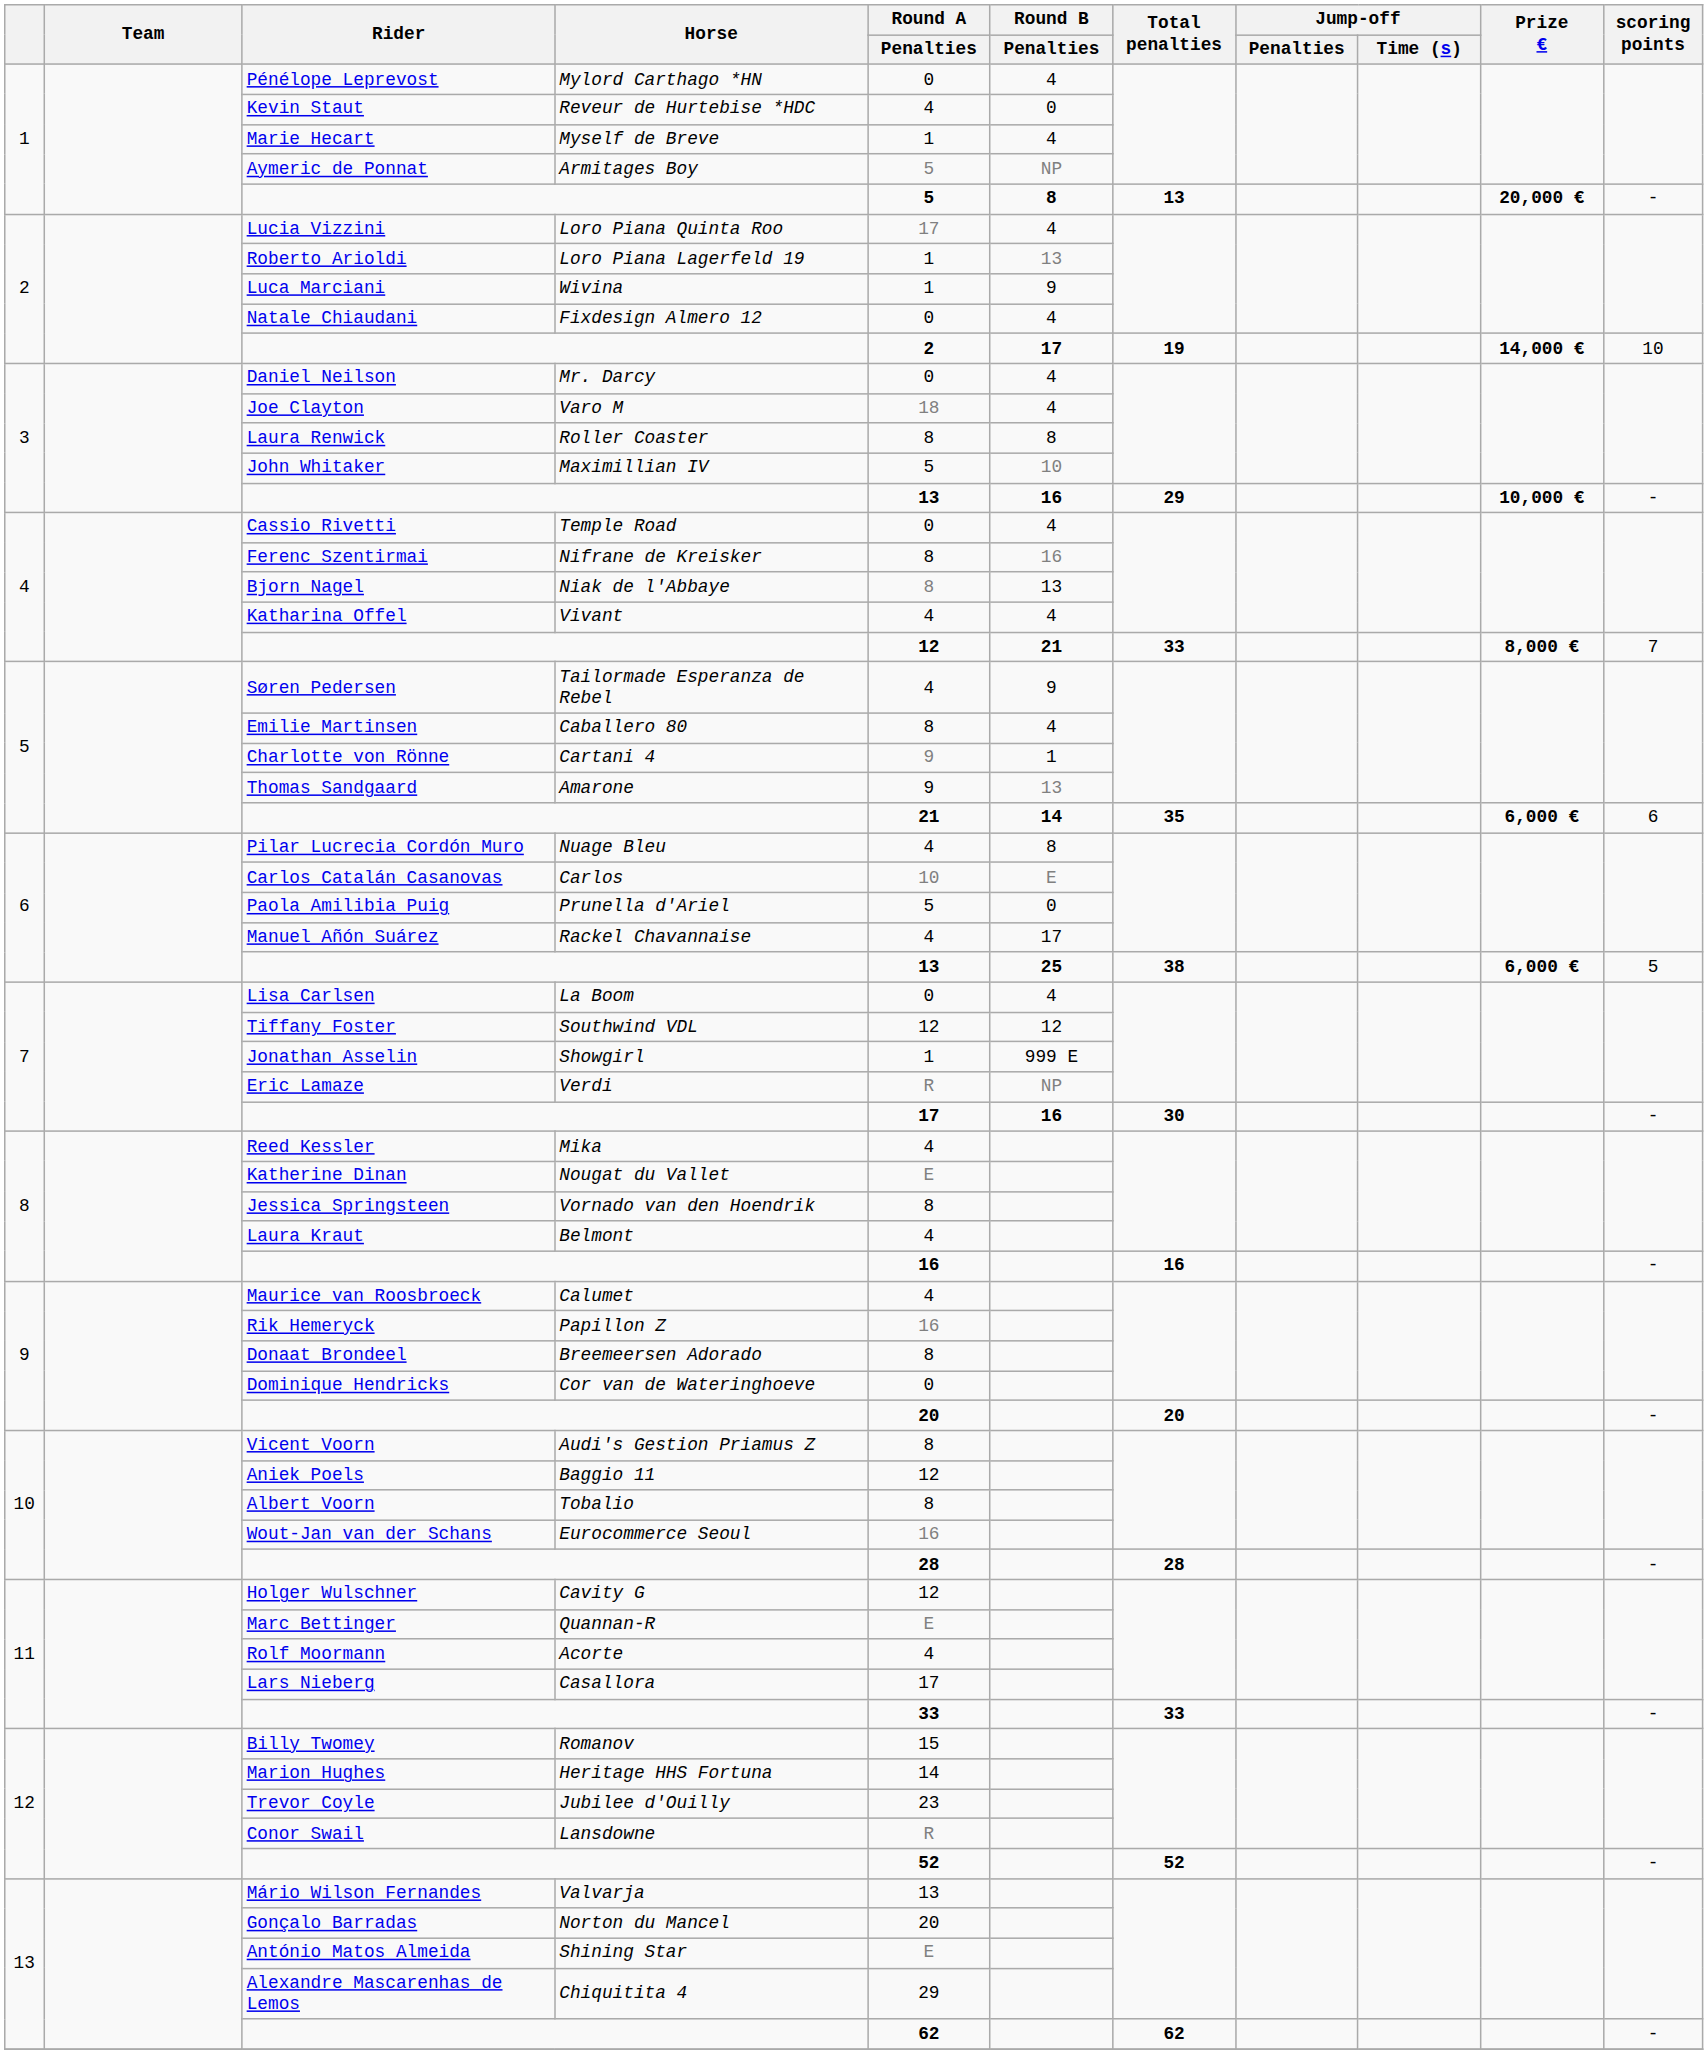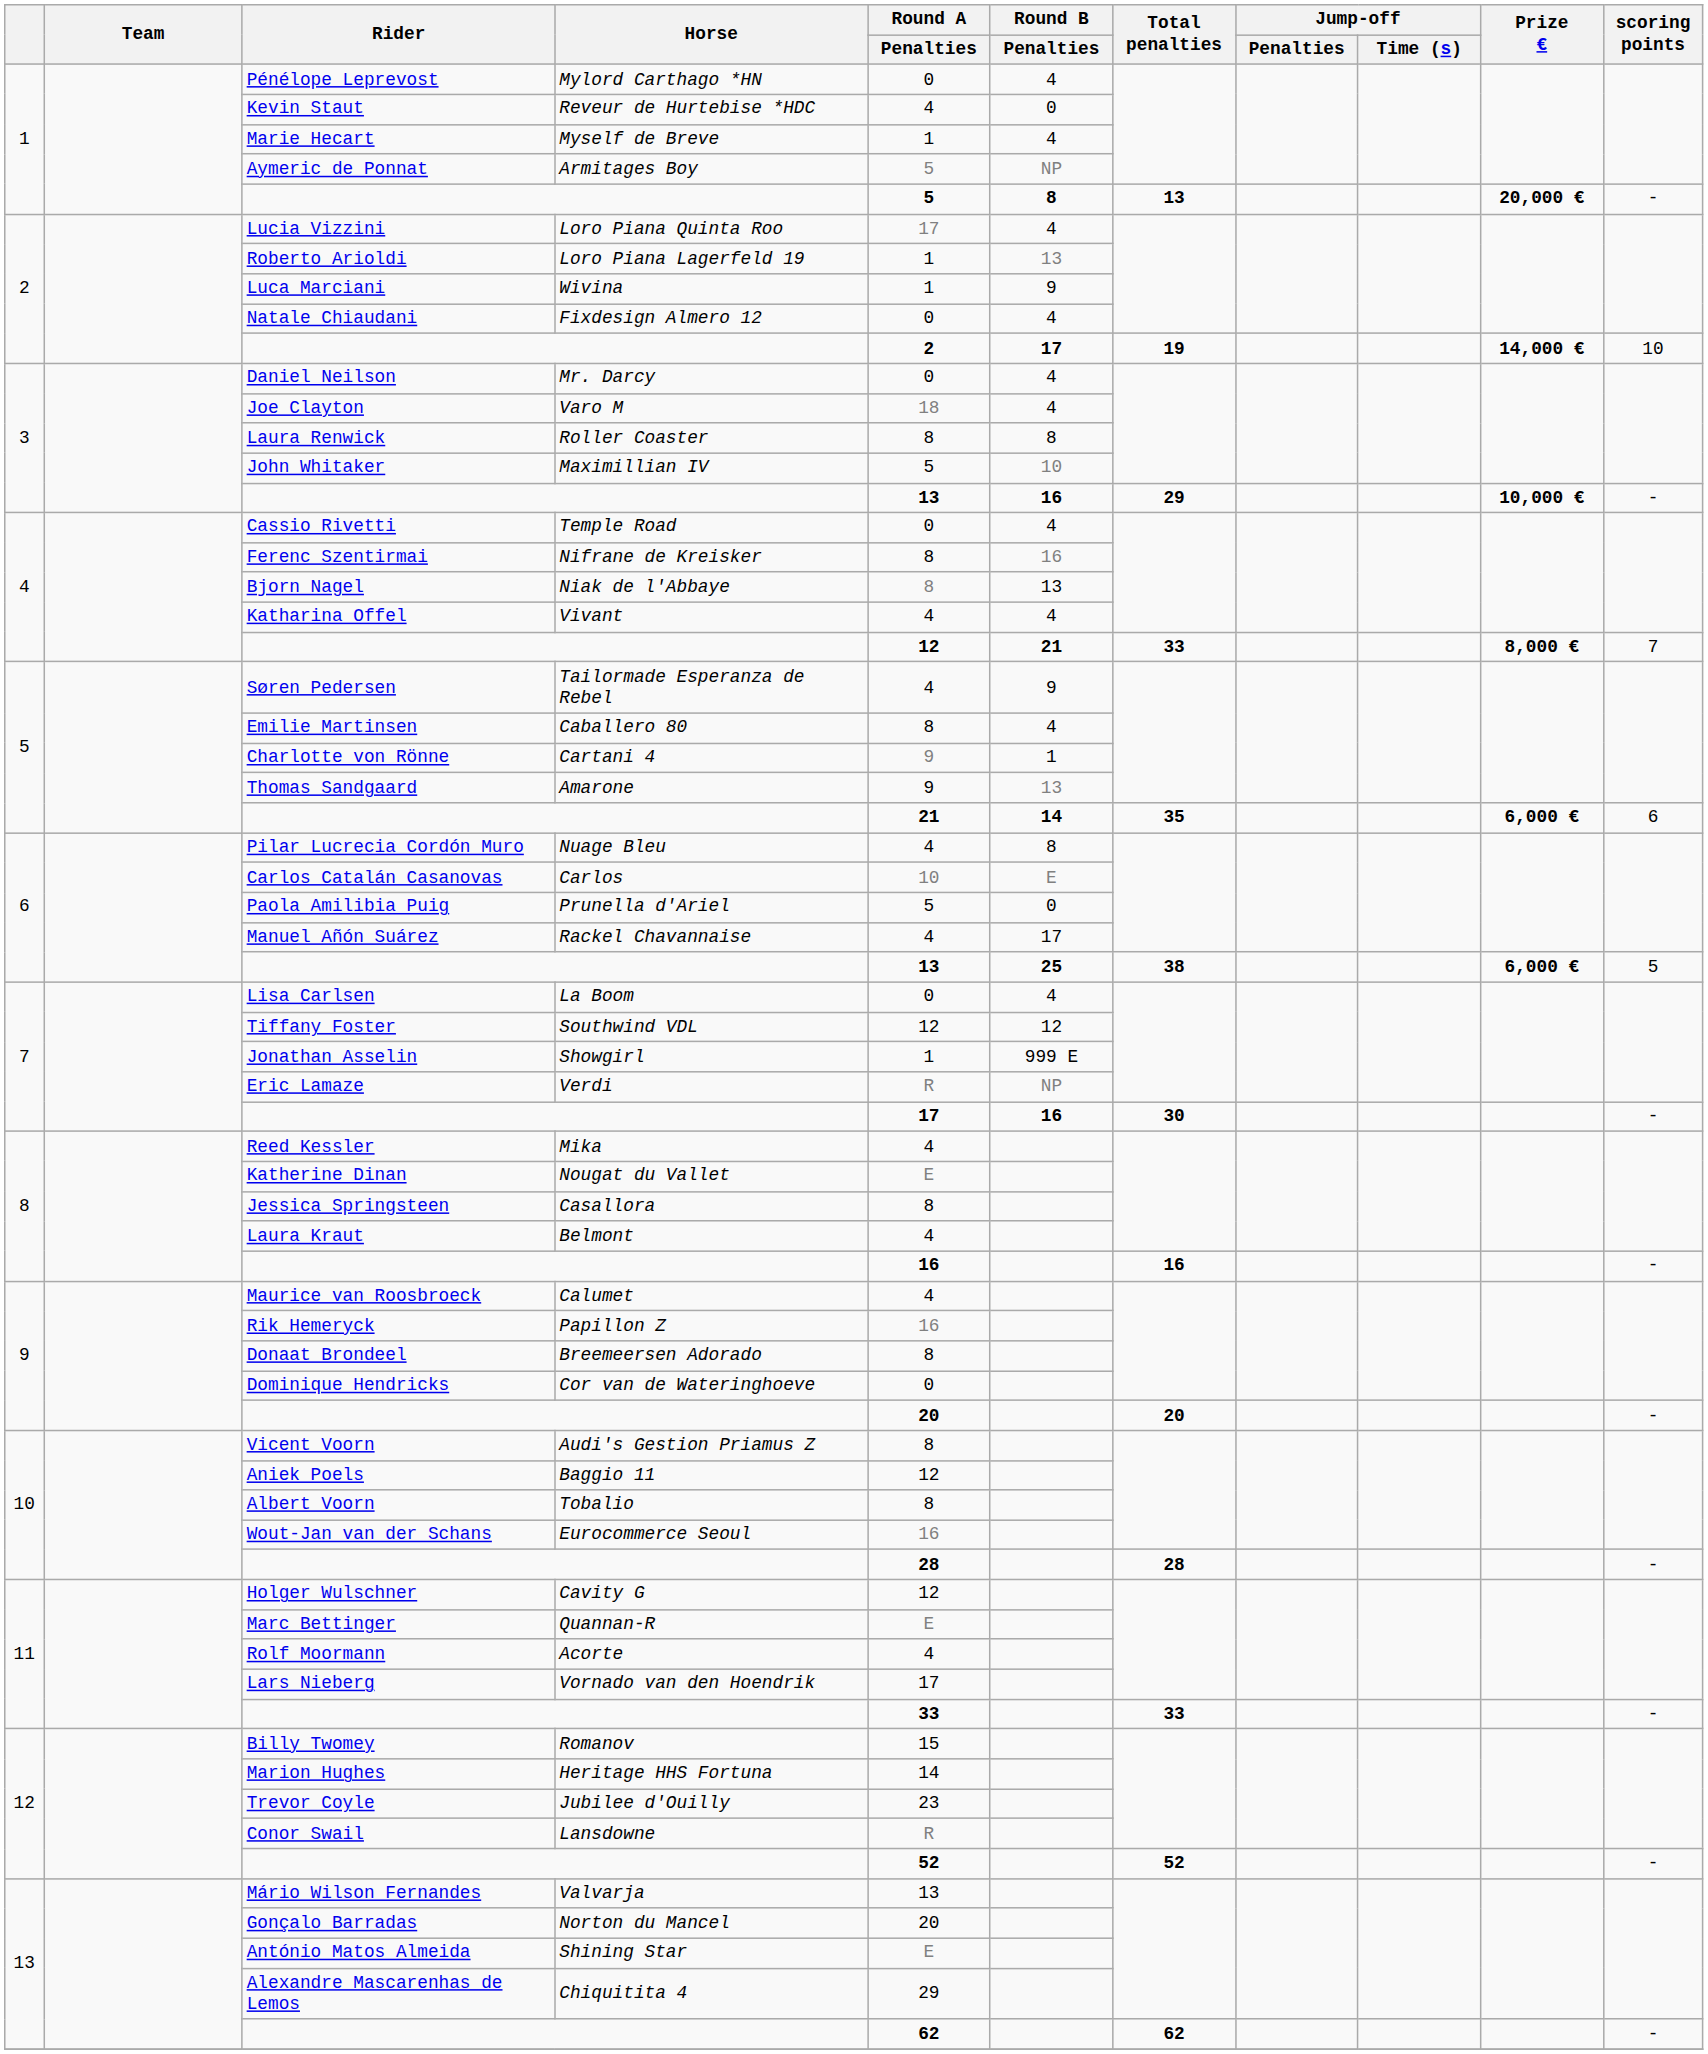(687, 1206) Vornado van den Hoendrik -> (607, 1206) Casallora
(607, 1684) Casallora -> (687, 1684) Vornado van den Hoendrik
